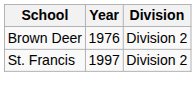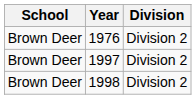(41, 60) St. Francis -> (45, 60) Brown Deer
+ row: (104, 82)
